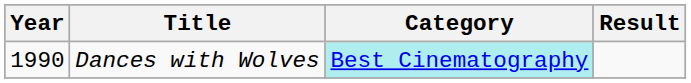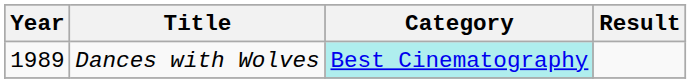(37, 60) 1990 -> (37, 60) 1989
